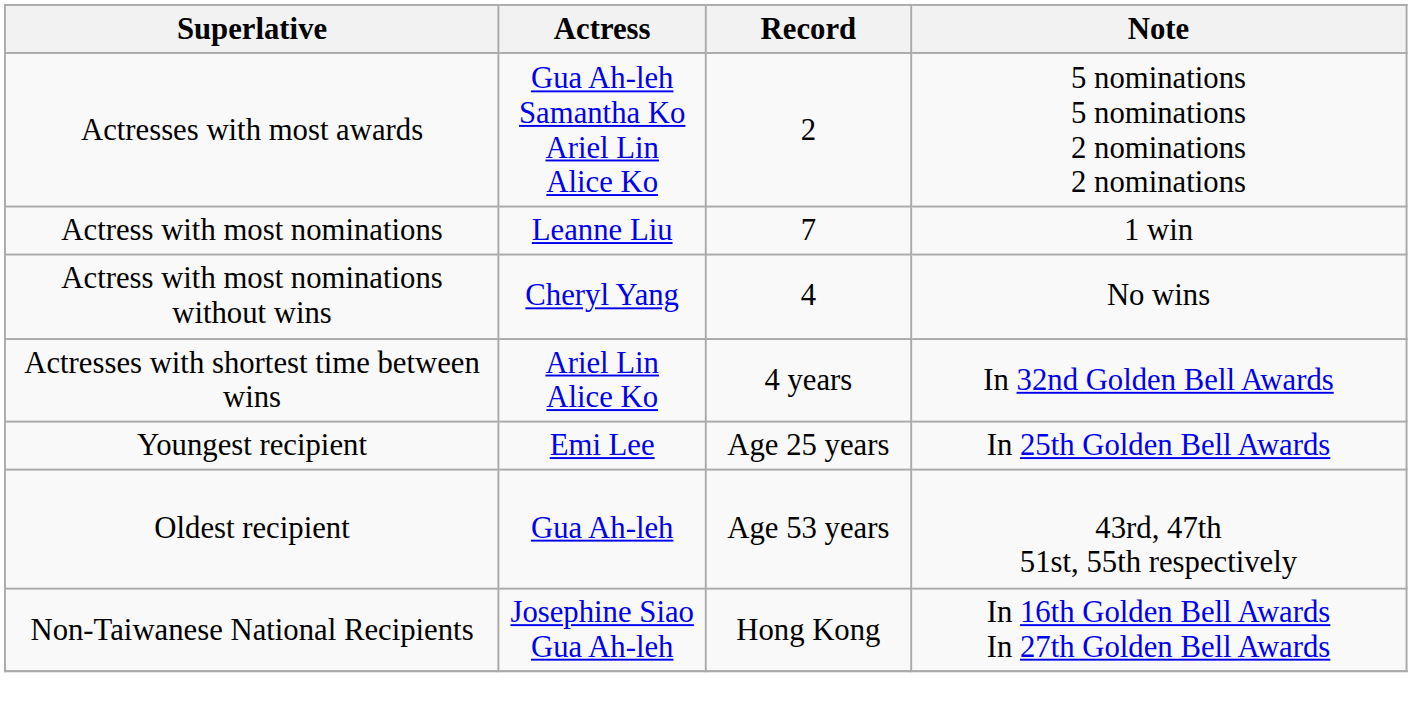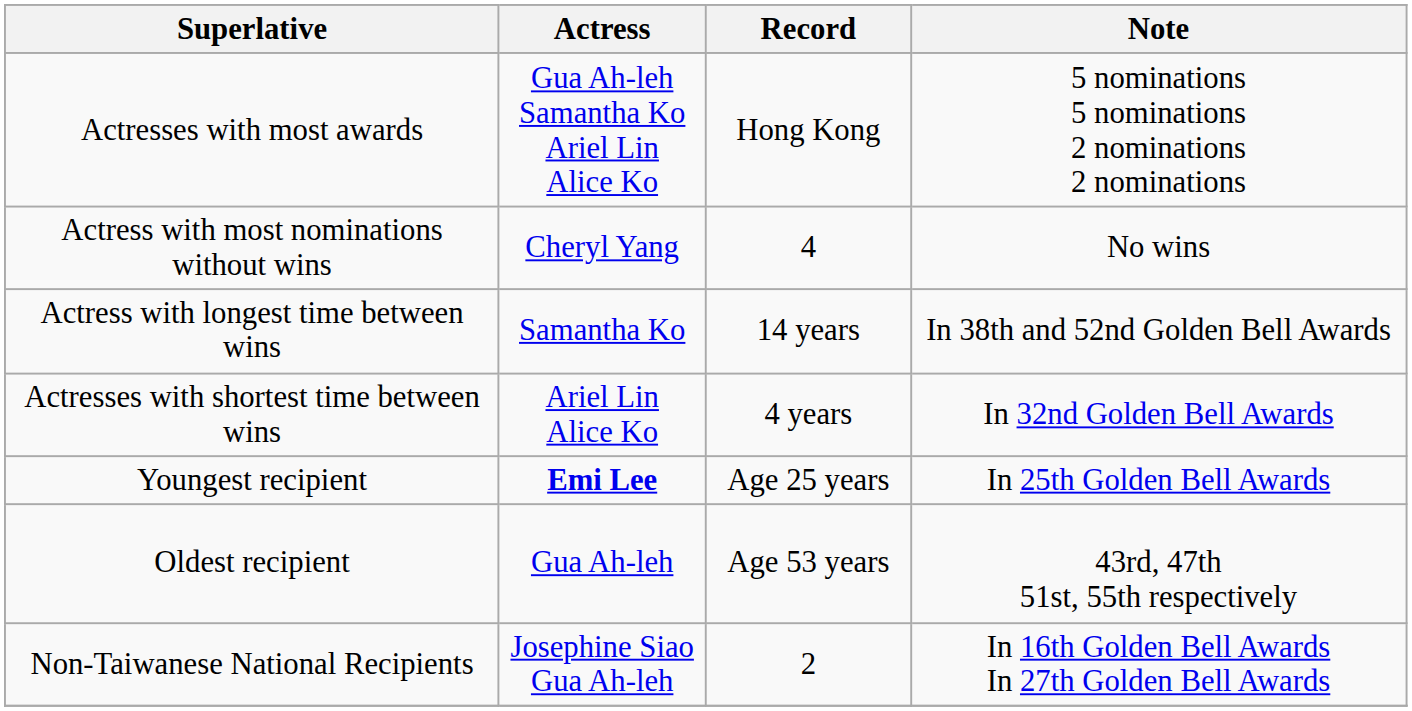(808, 129) 2 -> (808, 129) Hong Kong
- row: (252, 229)
+ row: (252, 330)
(602, 445) normal -> (602, 479) bold
(808, 629) Hong Kong -> (808, 663) 2
